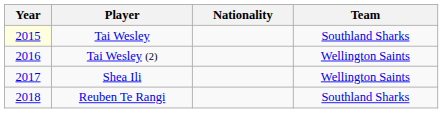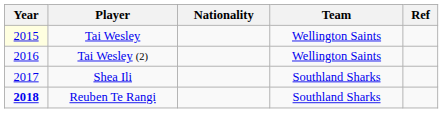+ column: (421, 15)
(365, 35) Southland Sharks -> (337, 35) Wellington Saints
(365, 77) Wellington Saints -> (337, 77) Southland Sharks
(28, 97) normal -> (26, 97) bold
